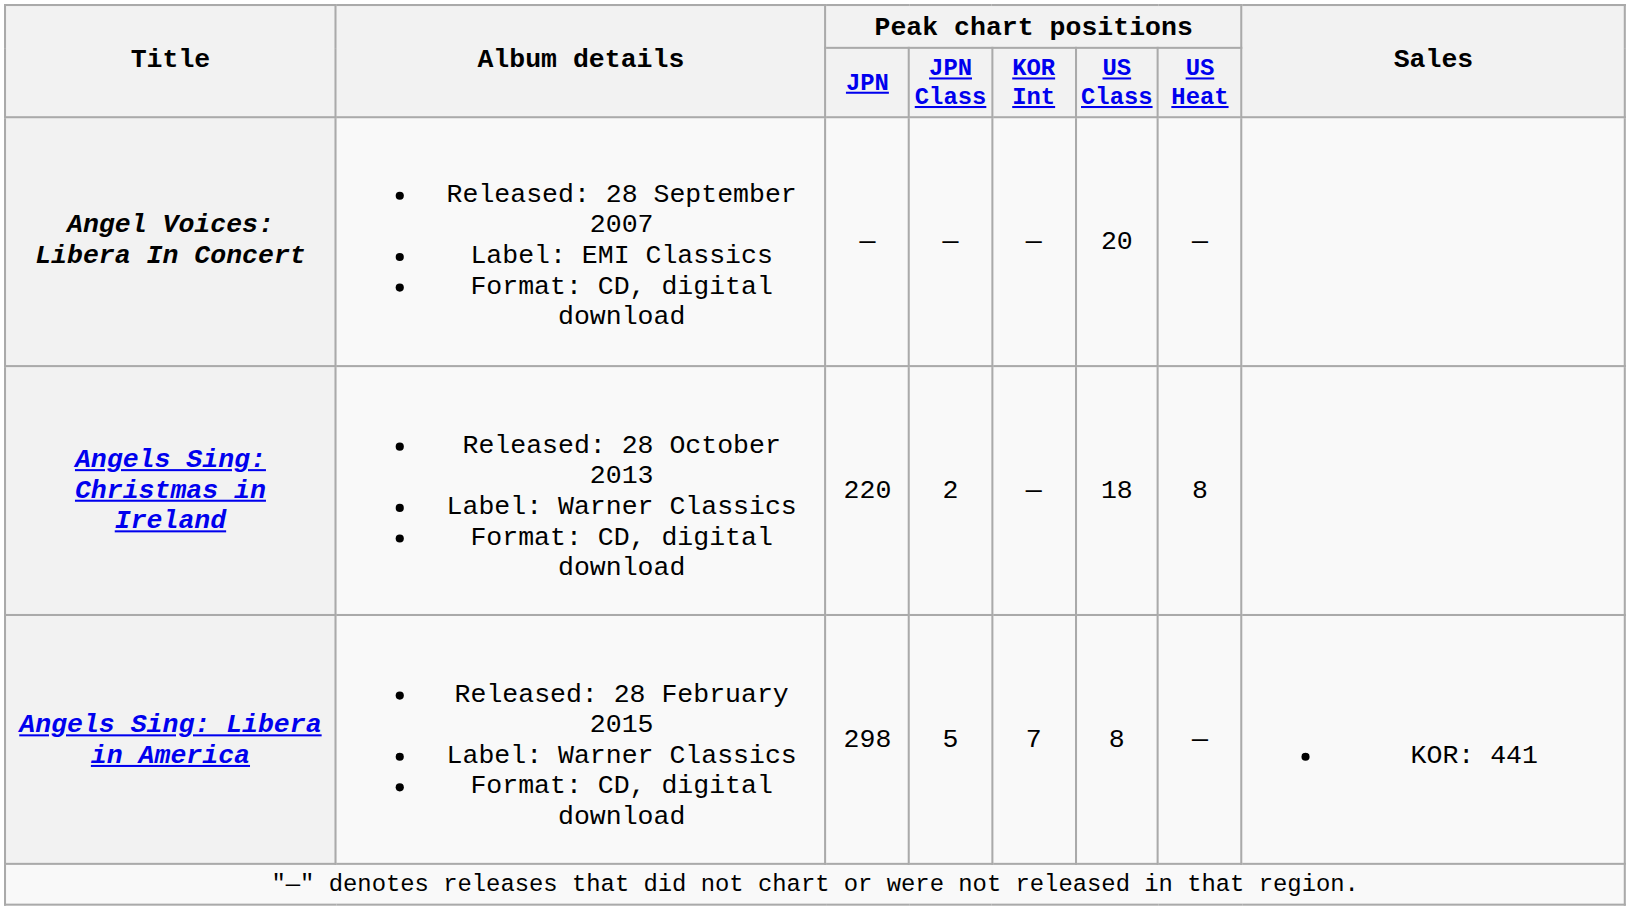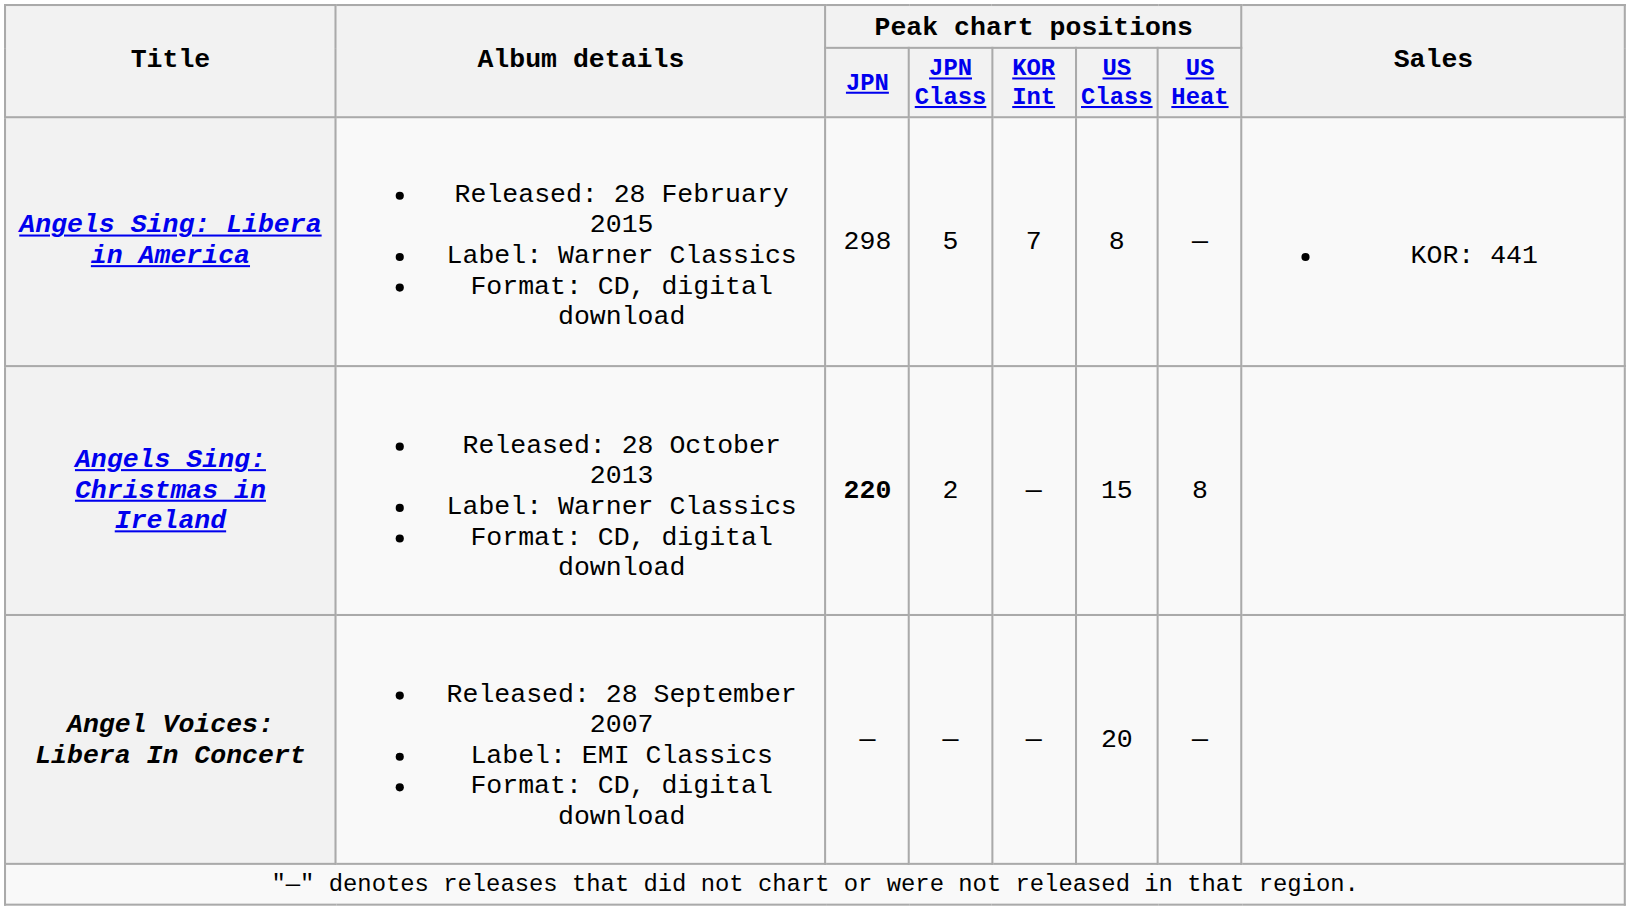rows swapped: (170, 242) <-> (170, 740)
(867, 491) normal -> (867, 491) bold
(1117, 491) 18 -> (1117, 491) 15
